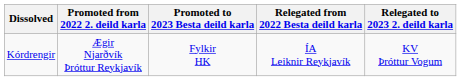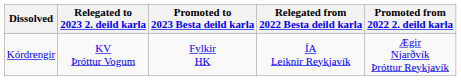columns swapped: (103, 19) <-> (410, 19)
